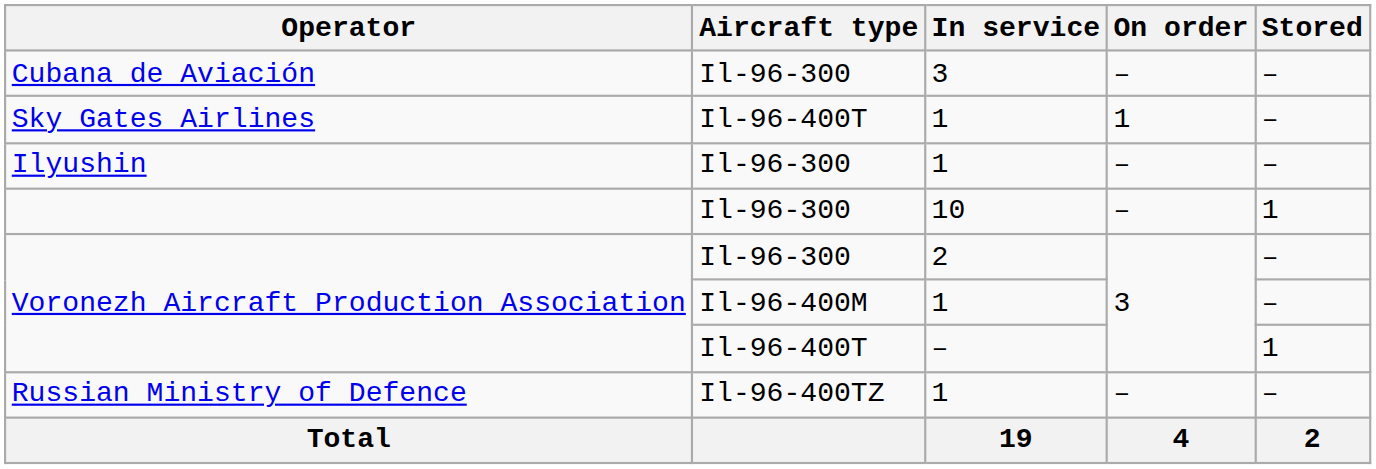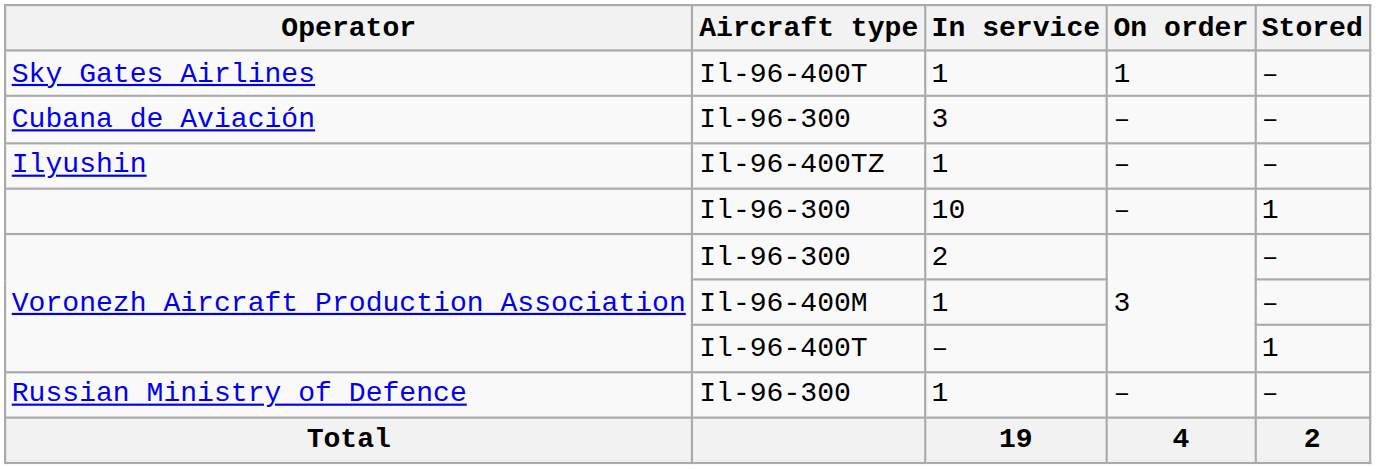rows swapped: (163, 74) <-> (163, 119)
(775, 165) Il-96-300 -> (792, 165) Il-96-400TZ
(792, 394) Il-96-400TZ -> (775, 394) Il-96-300
